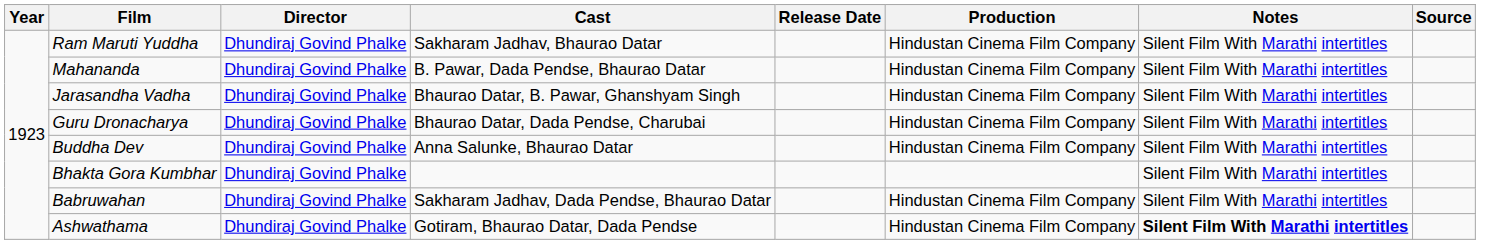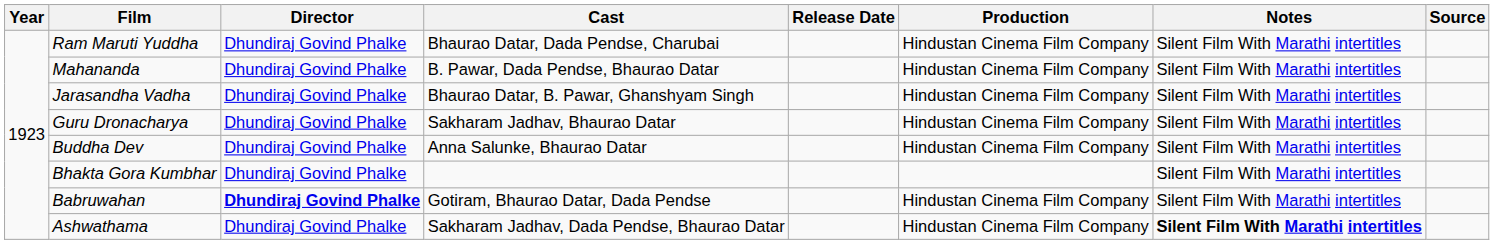(538, 43) Sakharam Jadhav, Bhaurao Datar -> (573, 43) Bhaurao Datar, Dada Pendse, Charubai
(560, 122) Bhaurao Datar, Dada Pendse, Charubai -> (552, 122) Sakharam Jadhav, Bhaurao Datar
(315, 200) normal -> (322, 200) bold
(593, 200) Sakharam Jadhav, Dada Pendse, Bhaurao Datar -> (569, 200) Gotiram, Bhaurao Datar, Dada Pendse
(556, 226) Gotiram, Bhaurao Datar, Dada Pendse -> (606, 226) Sakharam Jadhav, Dada Pendse, Bhaurao Datar
